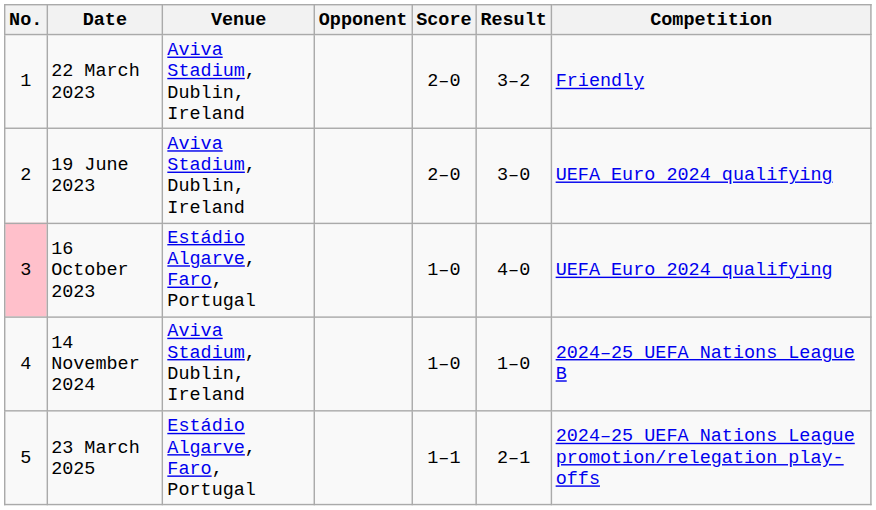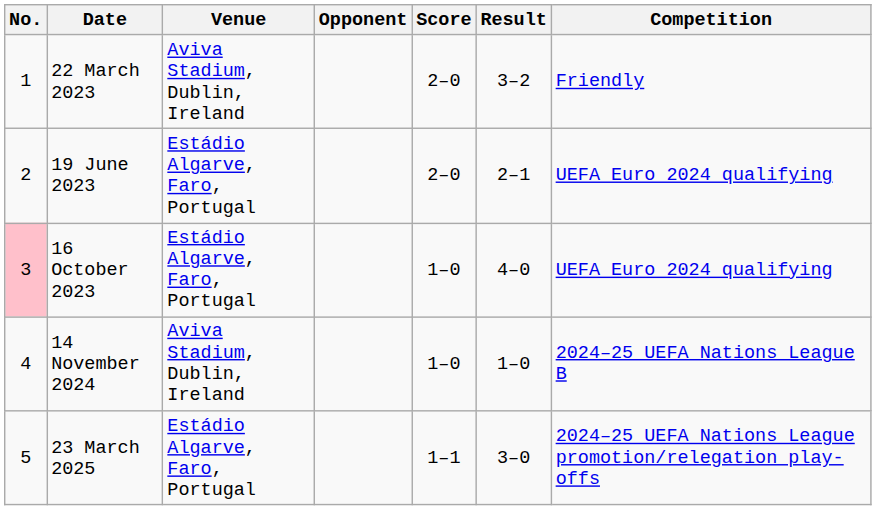(212, 176) Aviva Stadium, Dublin, Ireland -> (212, 176) Estádio Algarve, Faro, Portugal
(514, 176) 3–0 -> (514, 176) 2–1
(514, 458) 2–1 -> (514, 458) 3–0
